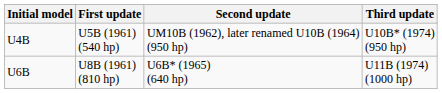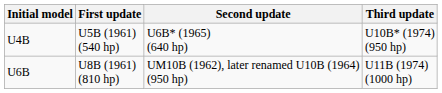(253, 39) UM10B (1962), later renamed U10B (1964) (950 hp) -> (179, 39) U6B* (1965) (640 hp)
(179, 72) U6B* (1965) (640 hp) -> (253, 72) UM10B (1962), later renamed U10B (1964) (950 hp)
